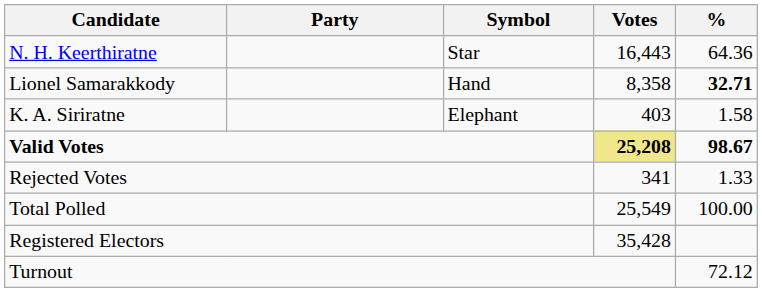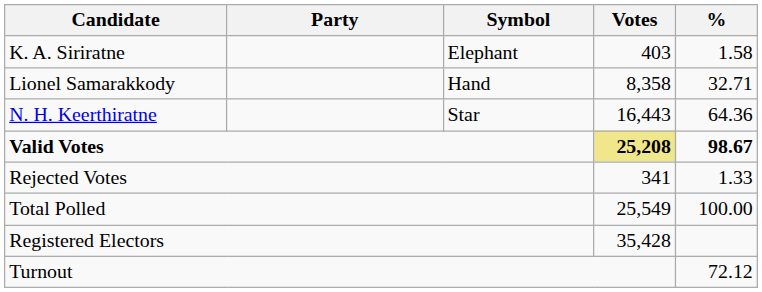rows swapped: (83, 51) <-> (67, 114)
(730, 83) bold -> (730, 83) normal
